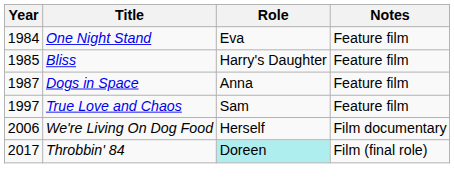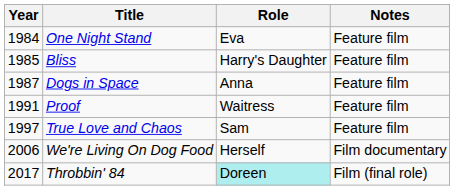+ row: (63, 106)
